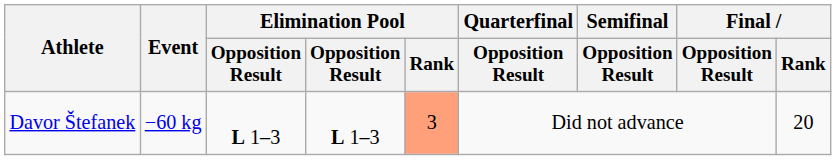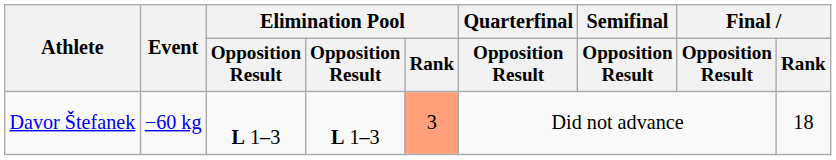(803, 123) 20 -> (803, 123) 18
